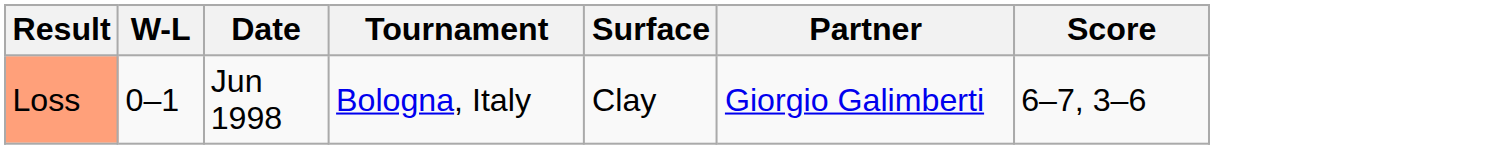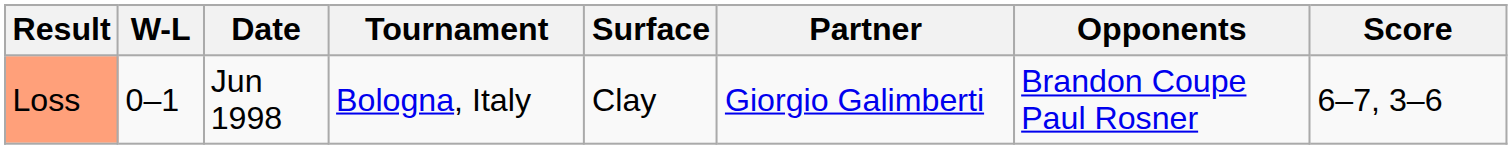+ column: (1162, 30)
